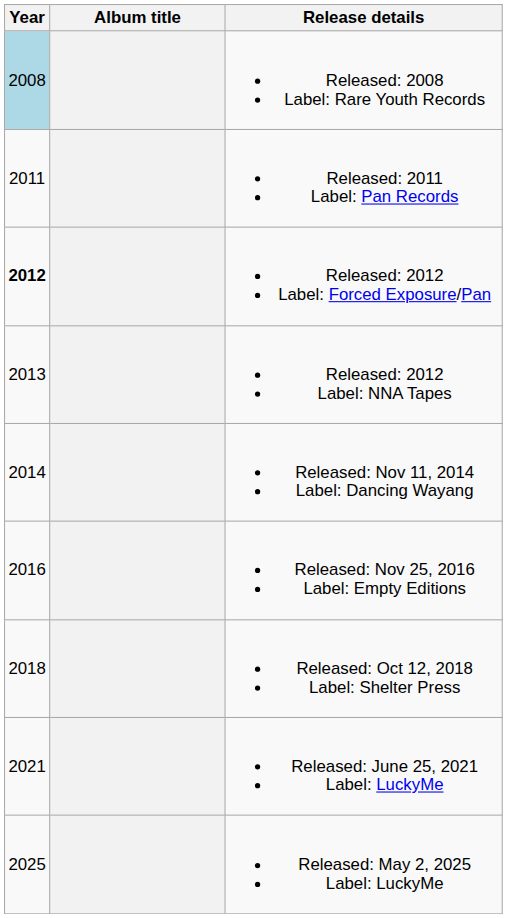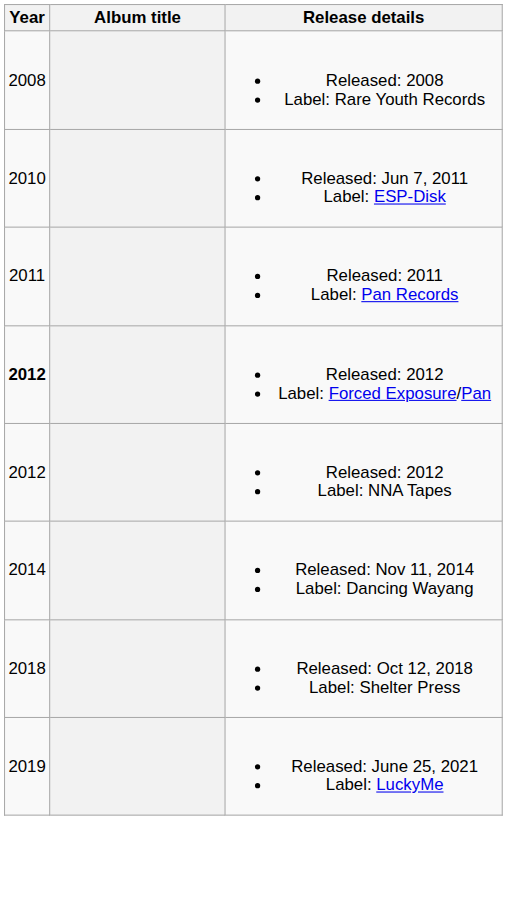(27, 80) lightblue background -> (27, 80) no background
+ row: (364, 188)
(27, 374) 2013 -> (27, 472) 2012
- row: (364, 580)
(27, 766) 2021 -> (27, 766) 2019
- row: (364, 874)
